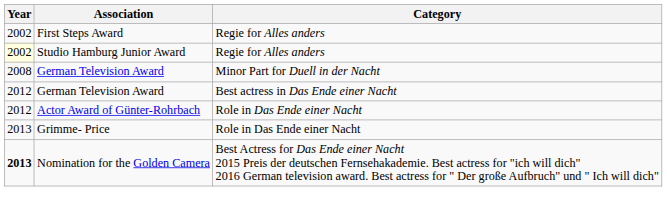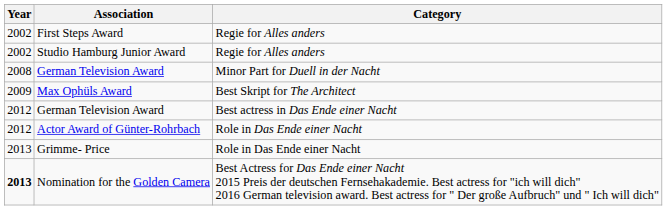(19, 52) lightyellow background -> (19, 52) no background
+ row: (85, 91)
